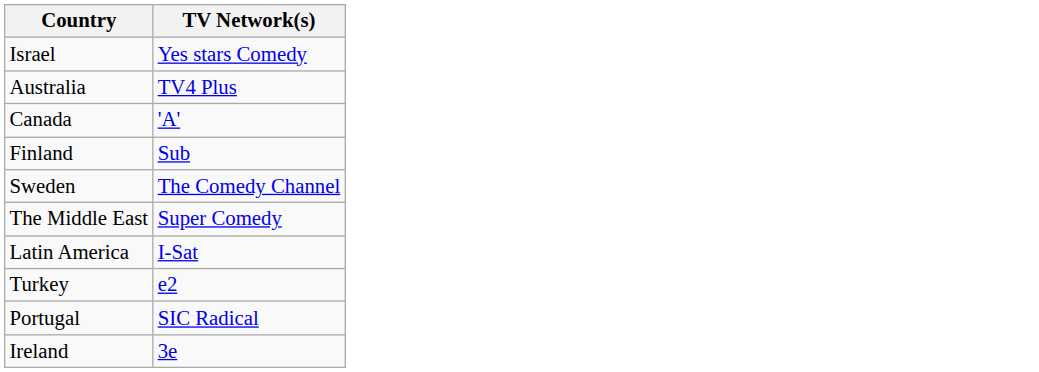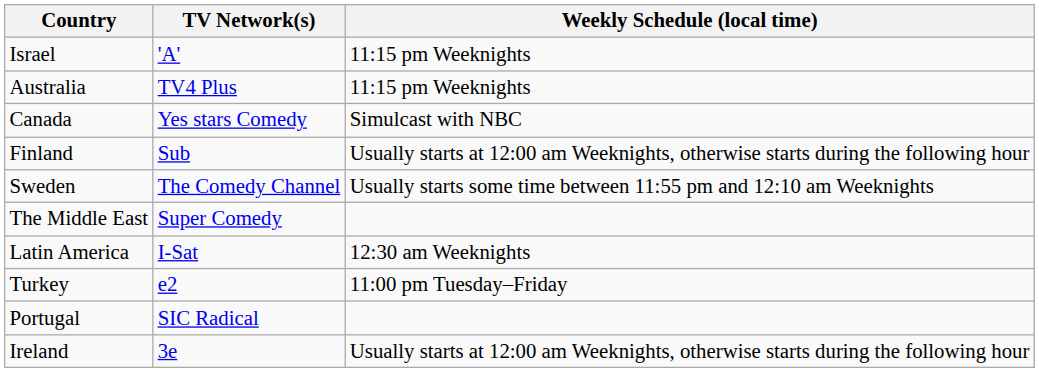+ column: (690, 20)
(232, 53) Yes stars Comedy -> (169, 53) 'A'
(169, 119) 'A' -> (232, 119) Yes stars Comedy
